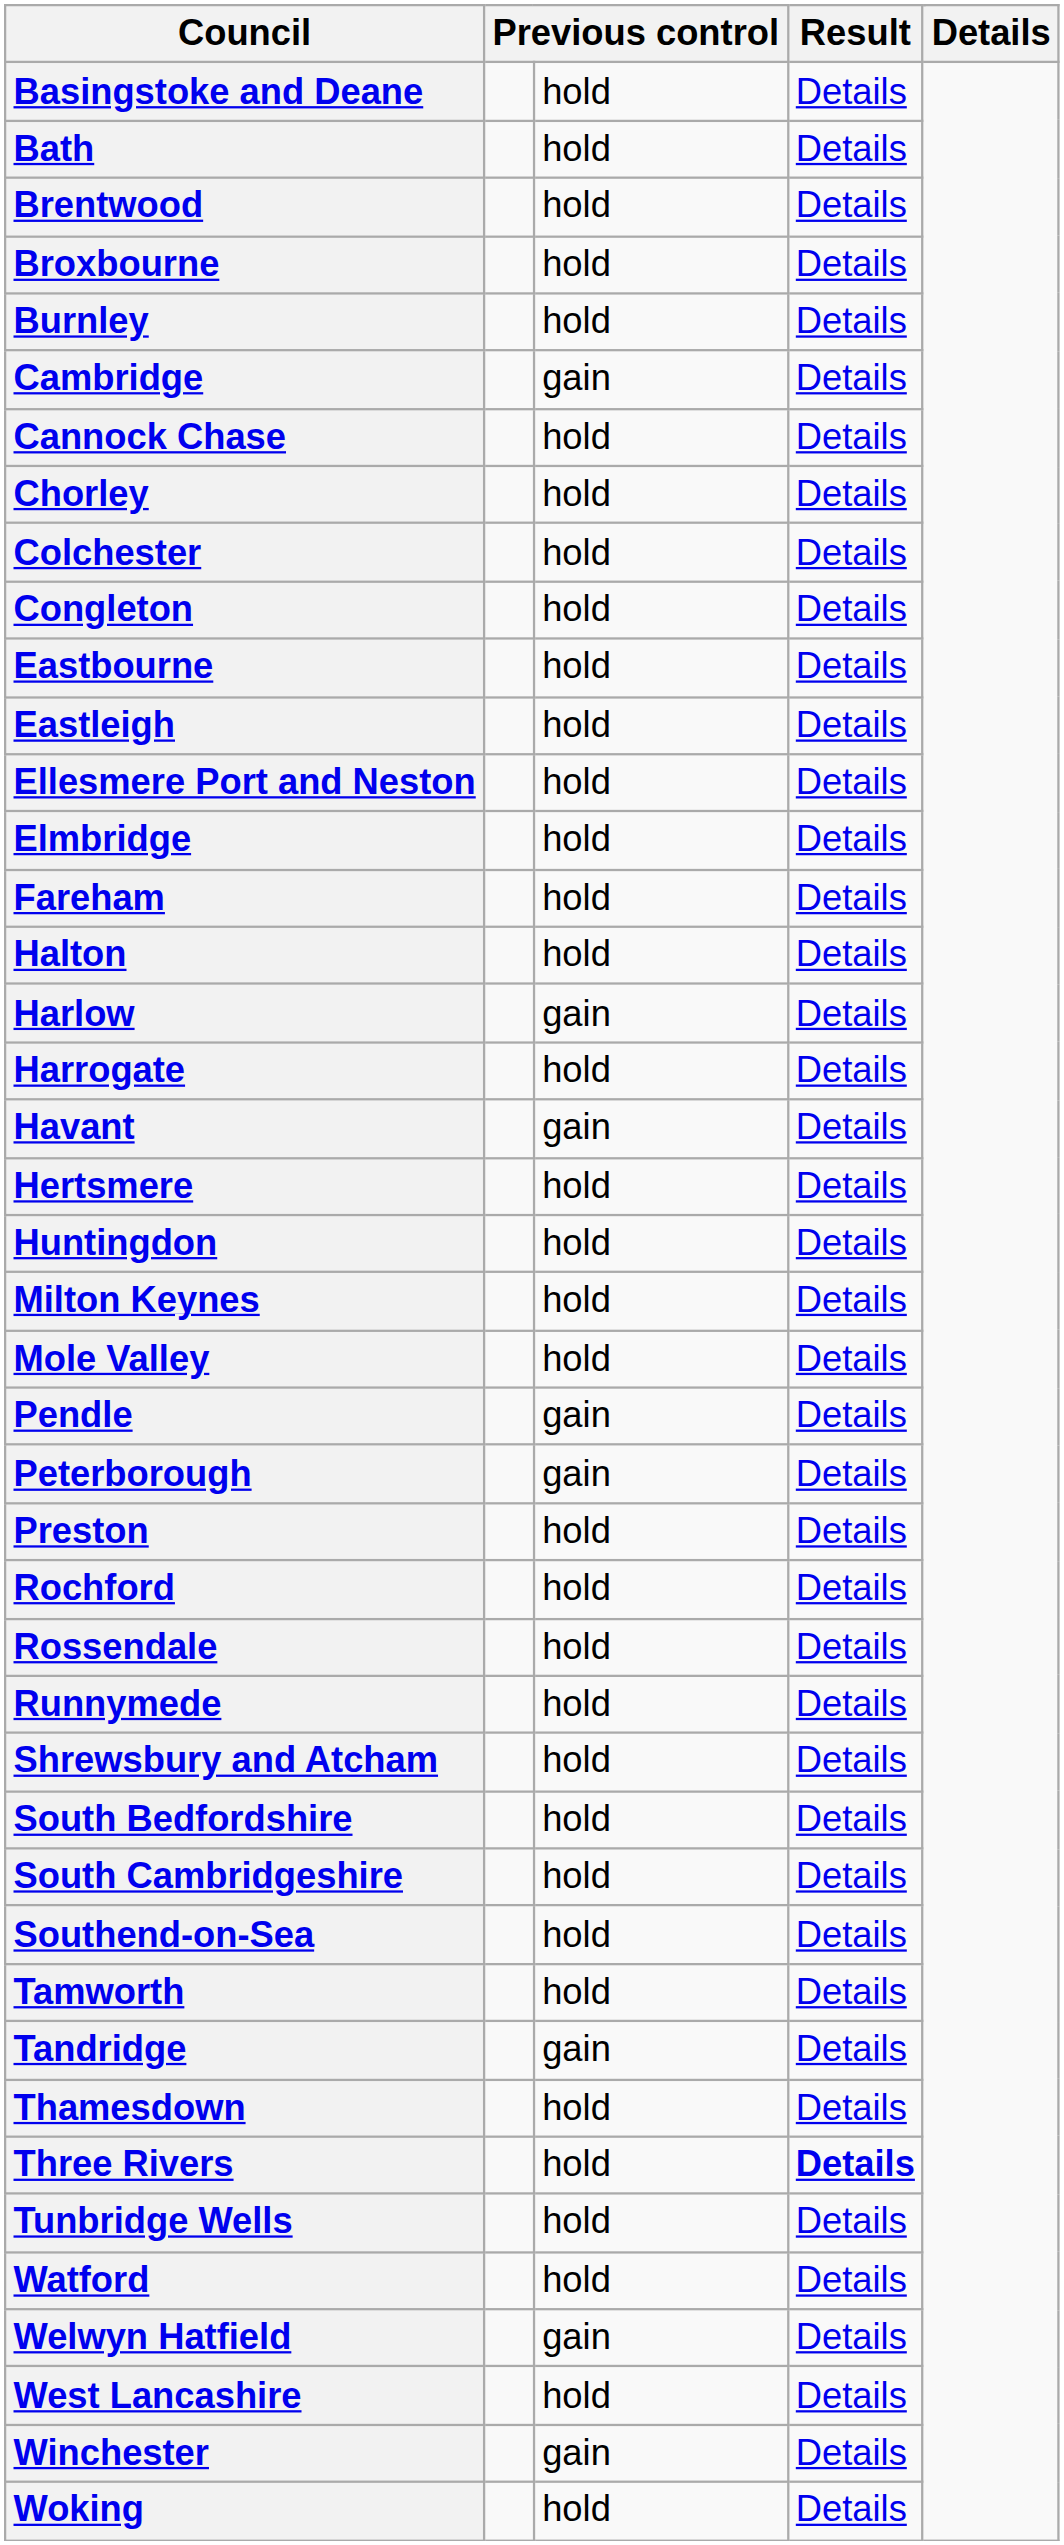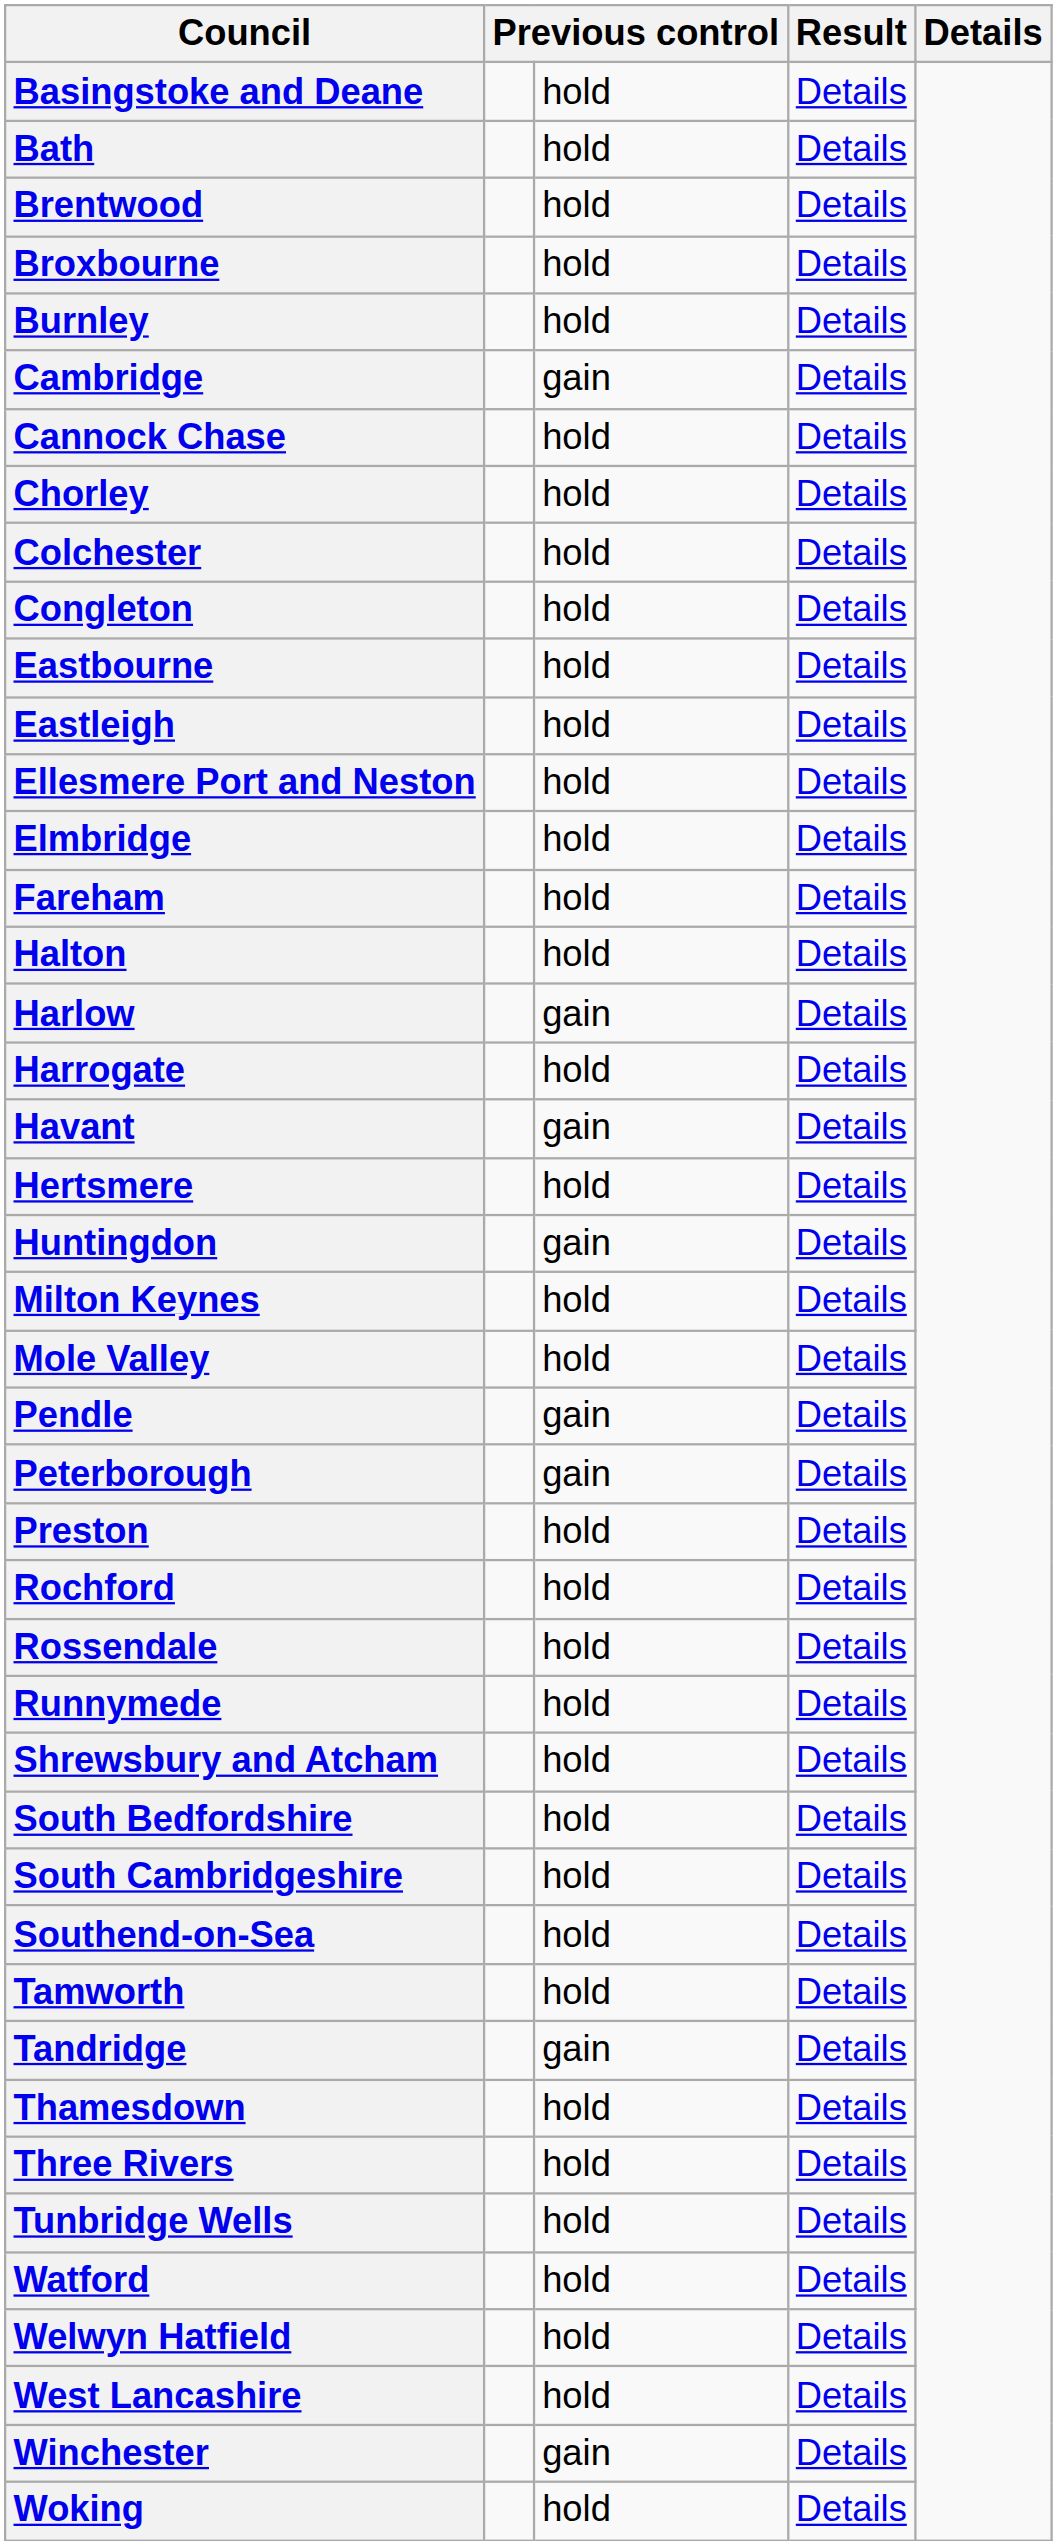(577, 1242) hold -> (577, 1242) gain
(855, 2164) bold -> (851, 2164) normal
(577, 2337) gain -> (577, 2337) hold
